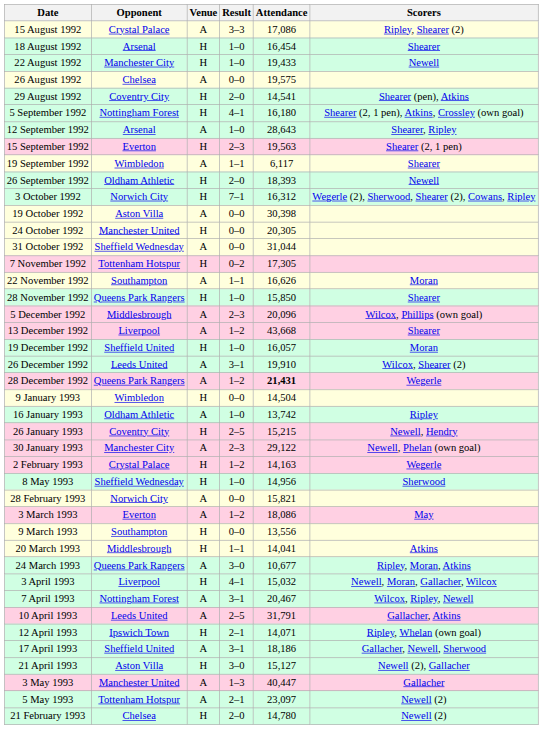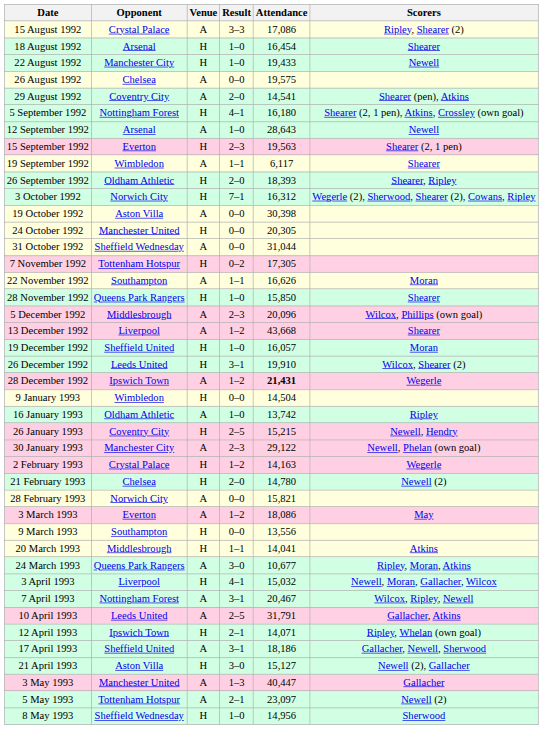(203, 96) H -> (203, 96) A
(424, 130) Shearer, Ripley -> (424, 130) Newell
(424, 180) Newell -> (424, 180) Shearer, Ripley
(203, 364) A -> (203, 364) H
(139, 381) Queens Park Rangers -> (139, 381) Ipswich Town
rows swapped: (48, 716) <-> (48, 481)
